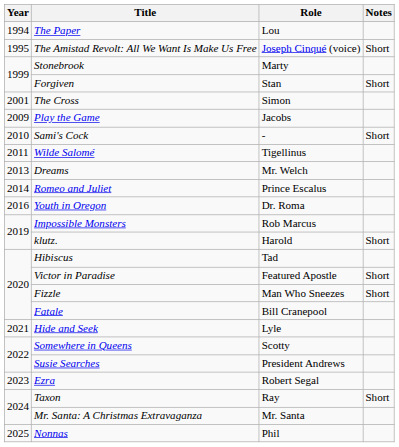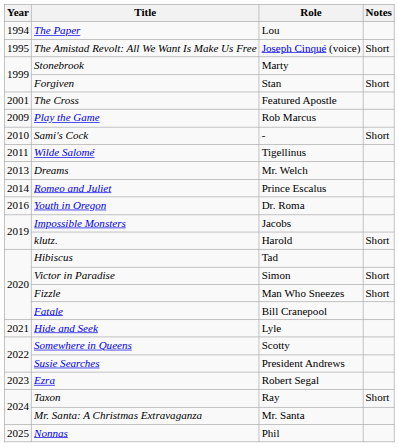(276, 100) Simon -> (299, 100) Featured Apostle
(276, 118) Jacobs -> (289, 118) Rob Marcus
(289, 223) Rob Marcus -> (276, 223) Jacobs
(299, 275) Featured Apostle -> (276, 275) Simon
